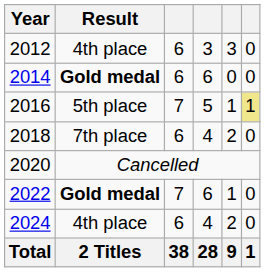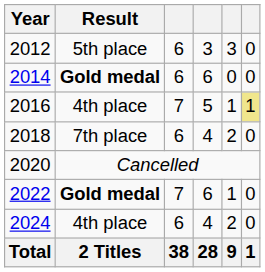(110, 48) 4th place -> (110, 48) 5th place
(110, 106) 5th place -> (110, 106) 4th place
